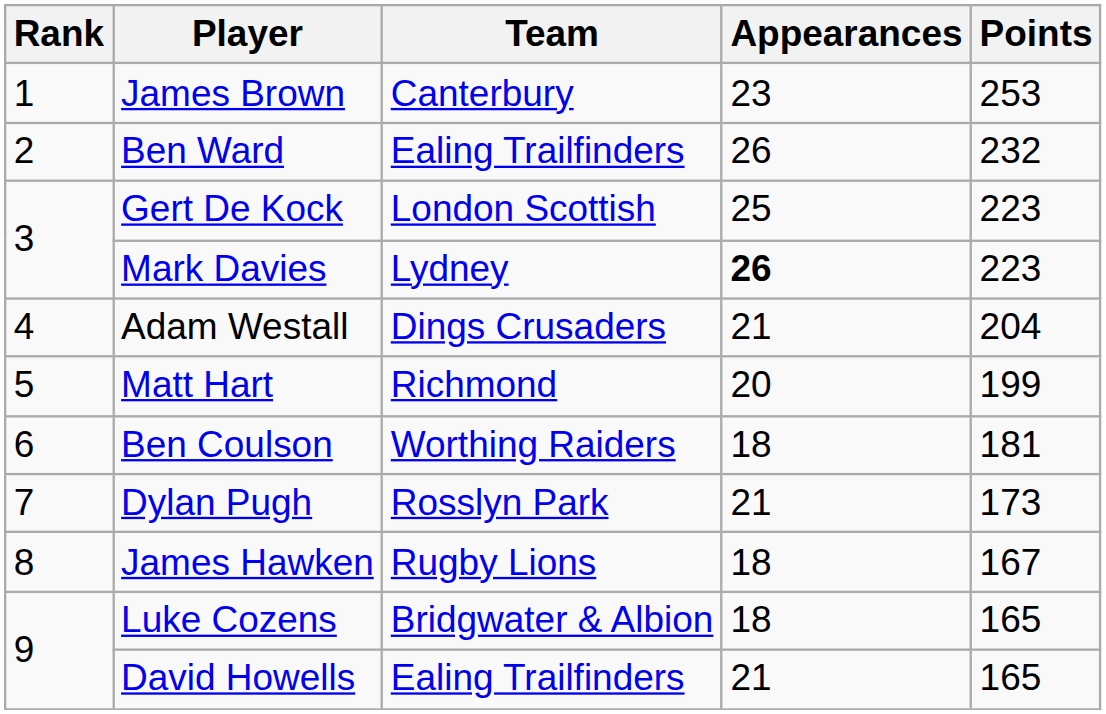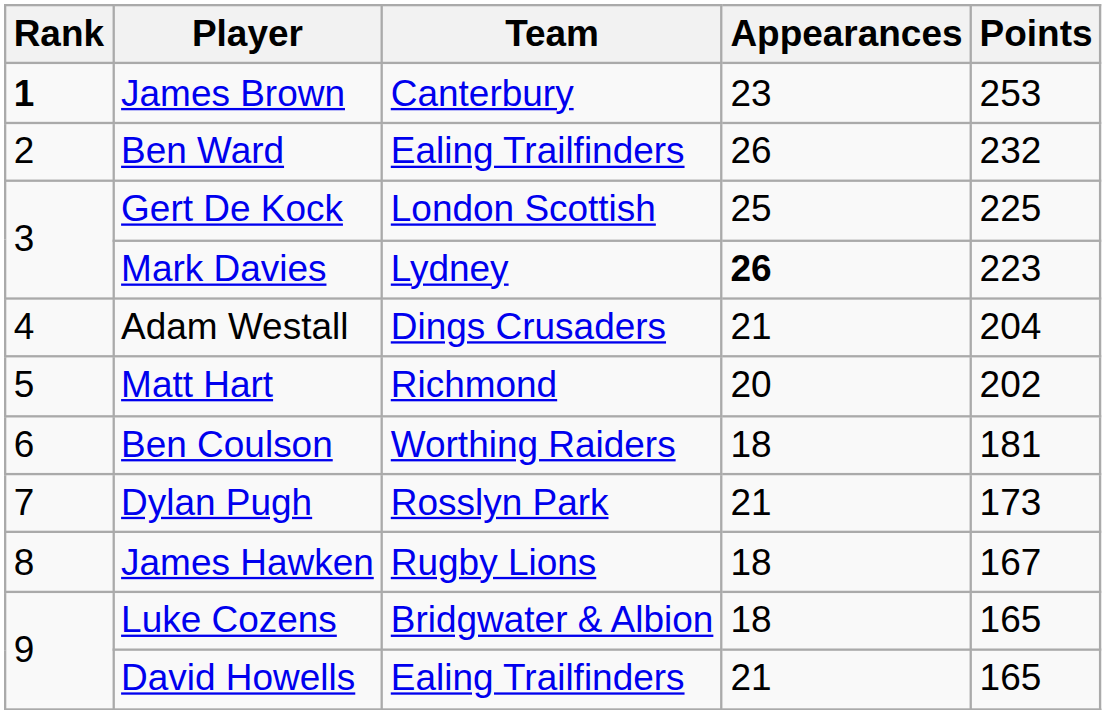(24, 92) normal -> (24, 92) bold
(1010, 209) 223 -> (1010, 209) 225
(1010, 385) 199 -> (1010, 385) 202
